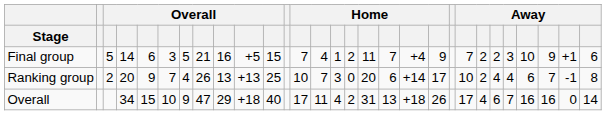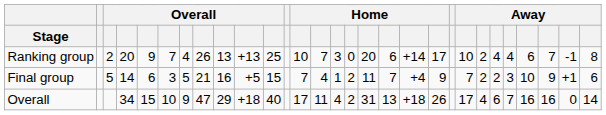rows swapped: (51, 78) <-> (41, 57)
